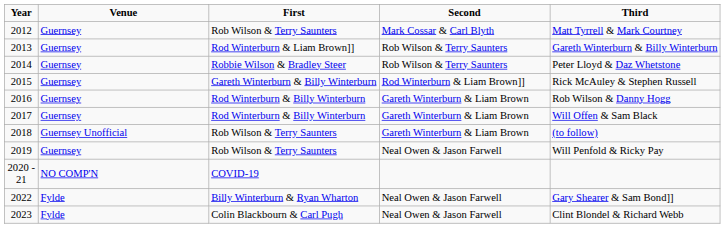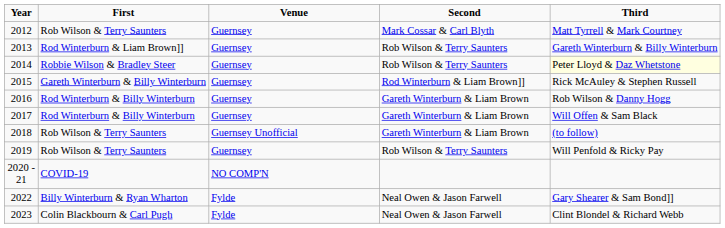columns swapped: (123, 12) <-> (294, 12)
(616, 64) no background -> (616, 64) lightyellow background
(442, 150) Neal Owen & Jason Farwell -> (444, 150) Rob Wilson & Terry Saunters
